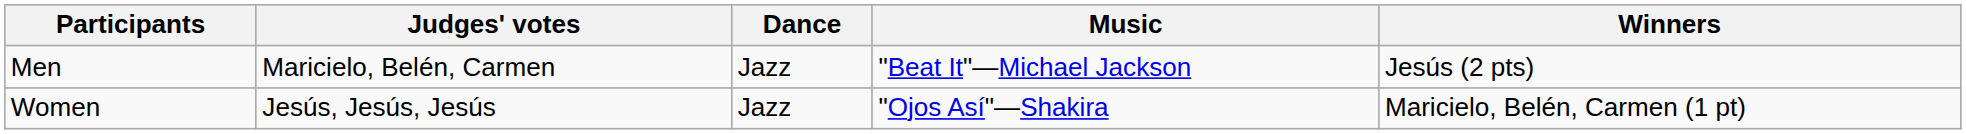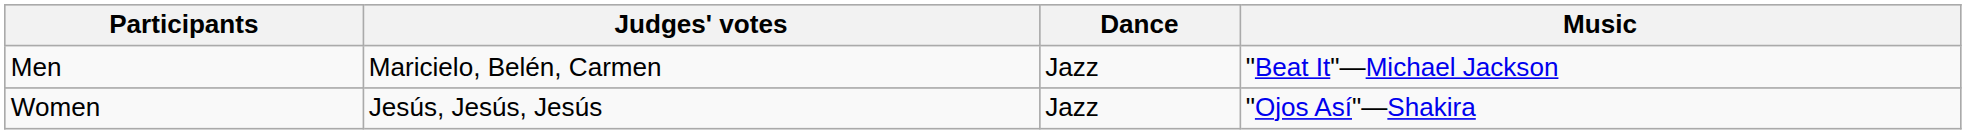- column: (1670, 25)
